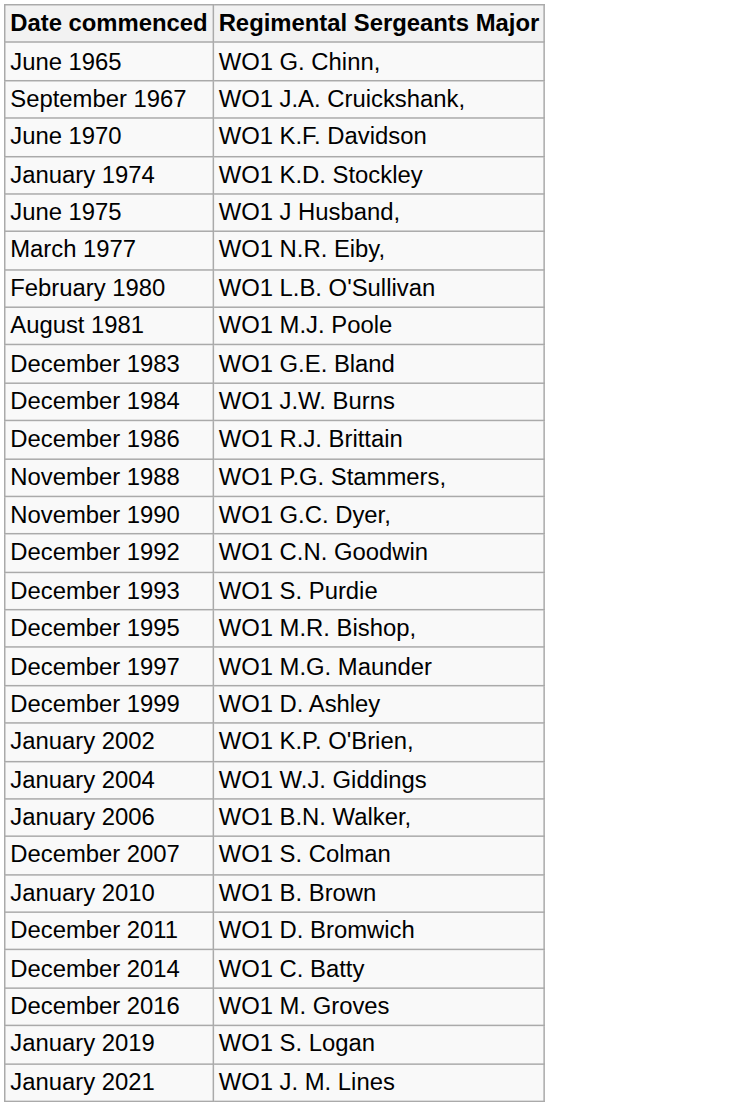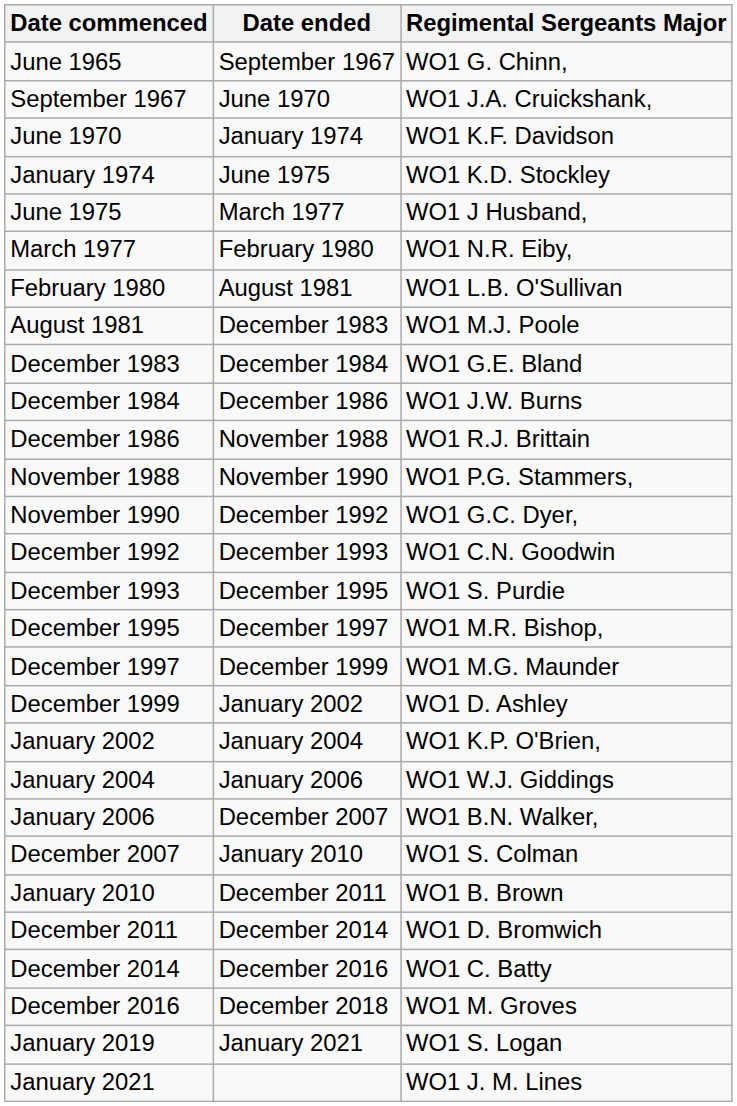+ column: (307, 23)
